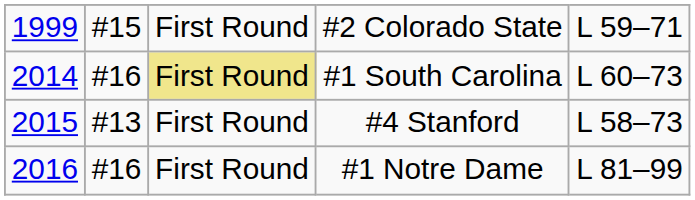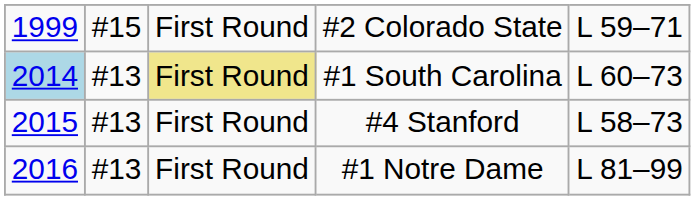(45, 75) no background -> (45, 75) lightblue background
(117, 75) #16 -> (117, 75) #13
(117, 169) #16 -> (117, 169) #13
